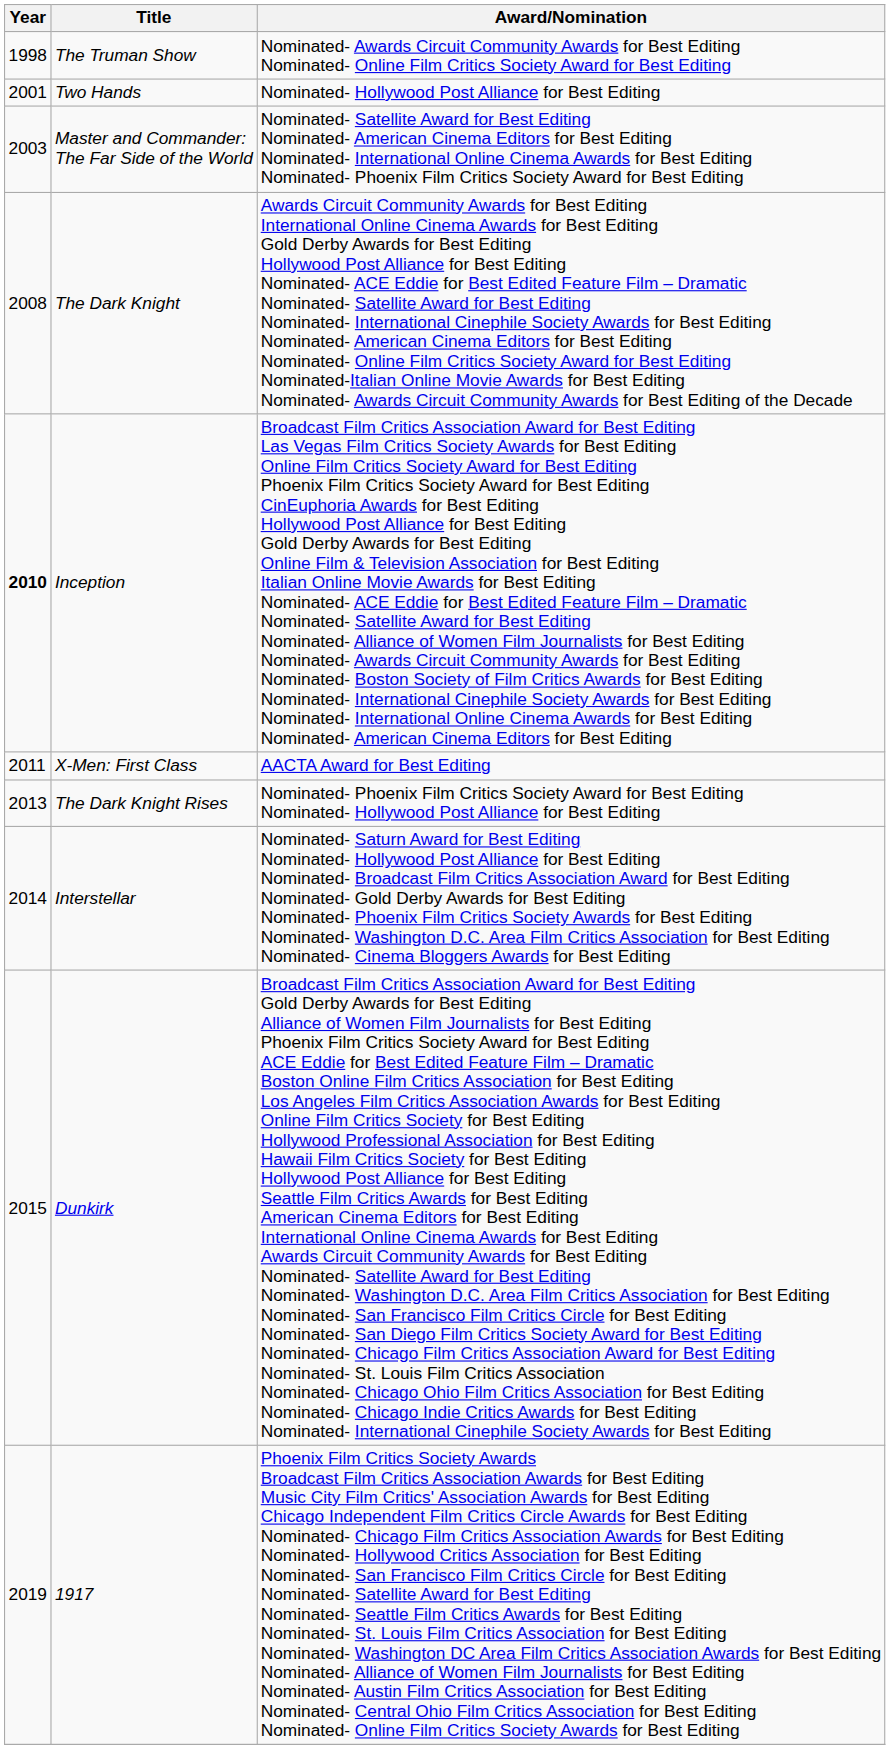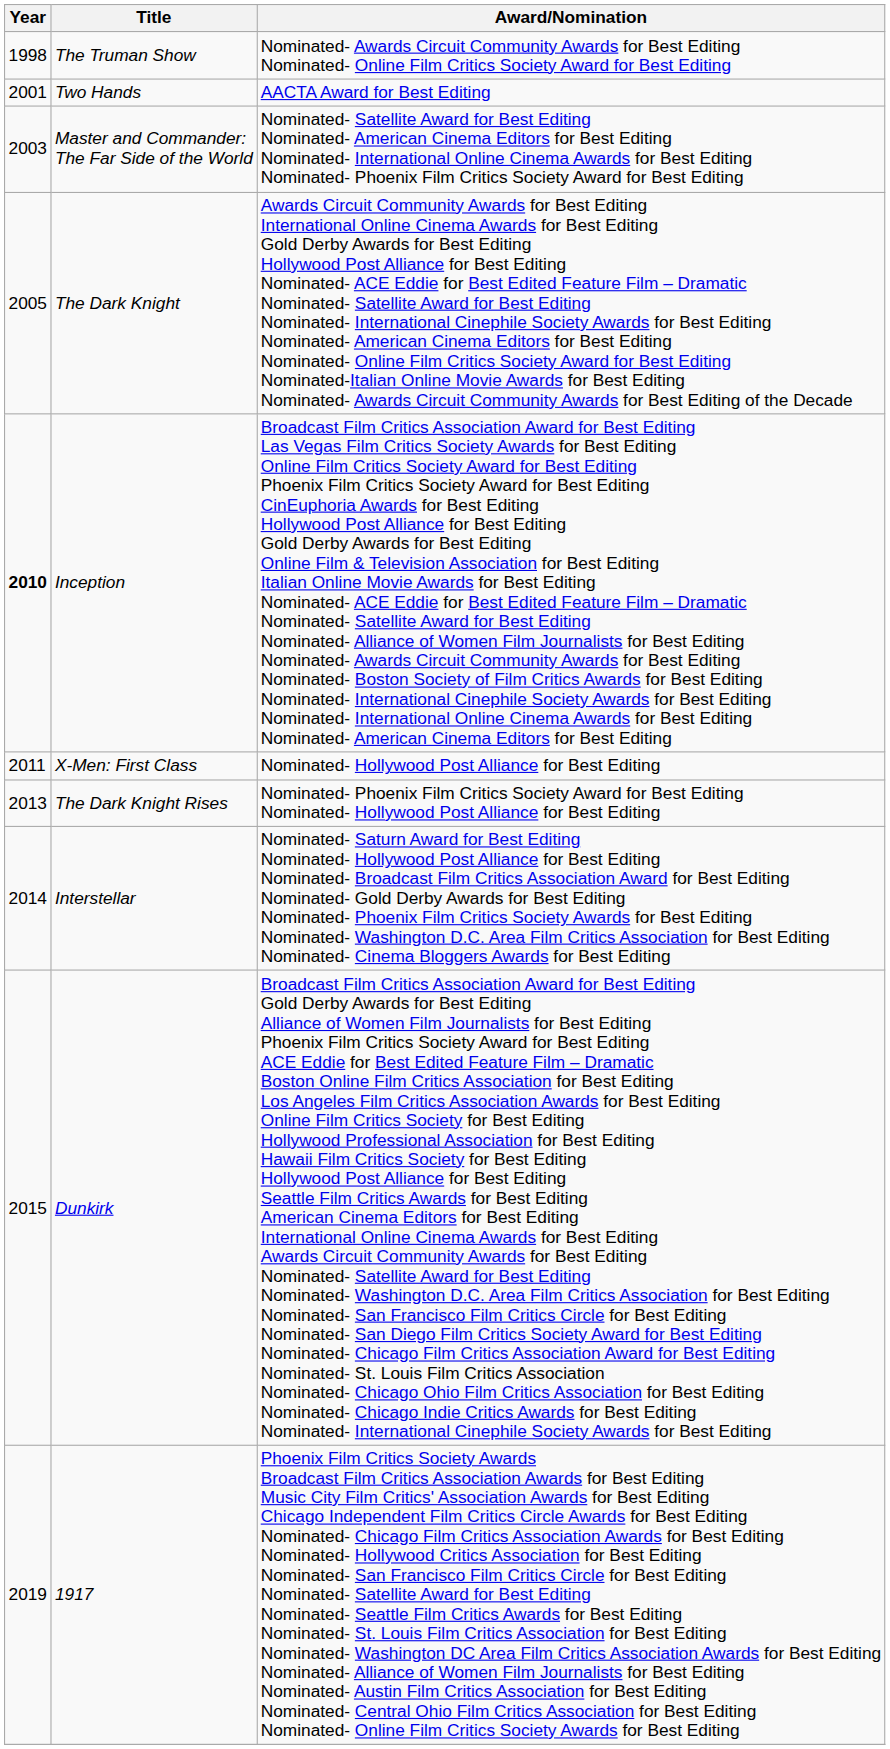(461, 92) Nominated- Hollywood Post Alliance for Best Editing -> (376, 92) AACTA Award for Best Editing
(28, 302) 2008 -> (28, 302) 2005
(376, 765) AACTA Award for Best Editing -> (461, 765) Nominated- Hollywood Post Alliance for Best Editing
